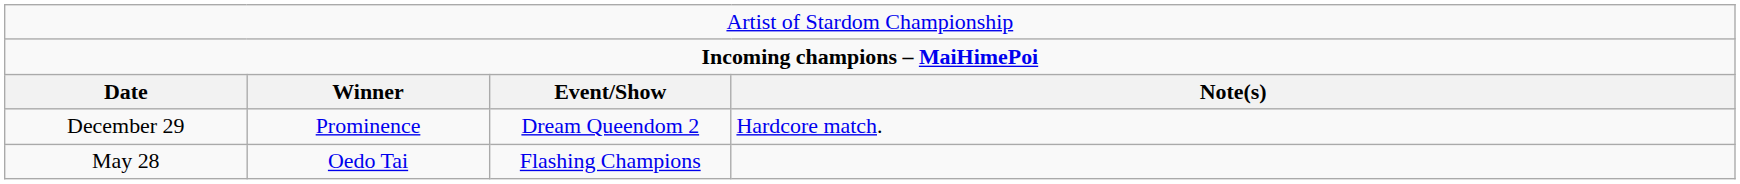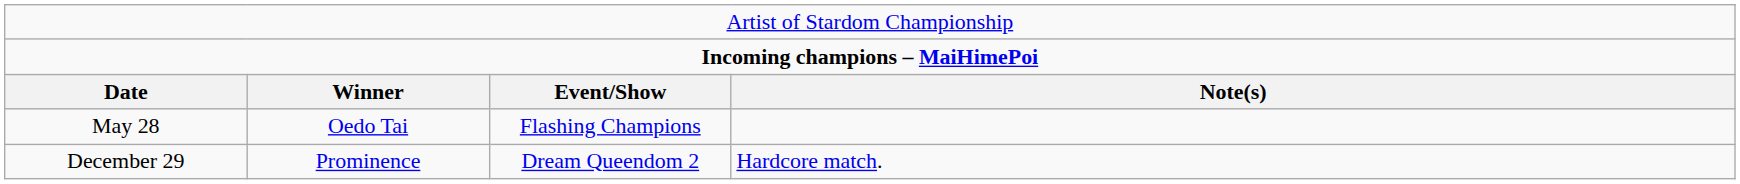rows swapped: (126, 160) <-> (126, 126)
